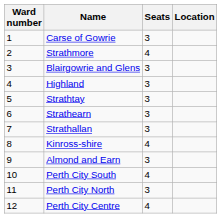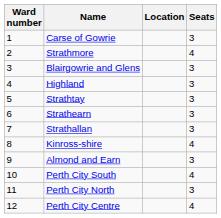columns swapped: (195, 17) <-> (157, 17)
